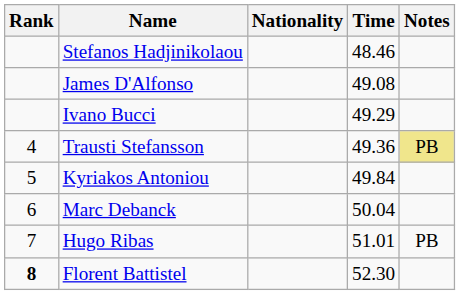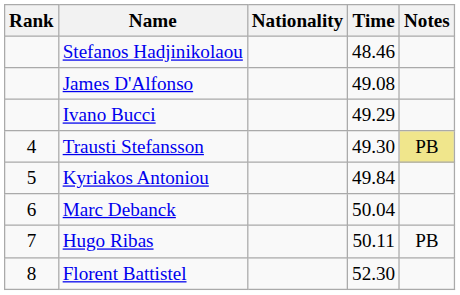(374, 146) 49.36 -> (374, 146) 49.30
(374, 241) 51.01 -> (374, 241) 50.11
(31, 273) bold -> (31, 273) normal
